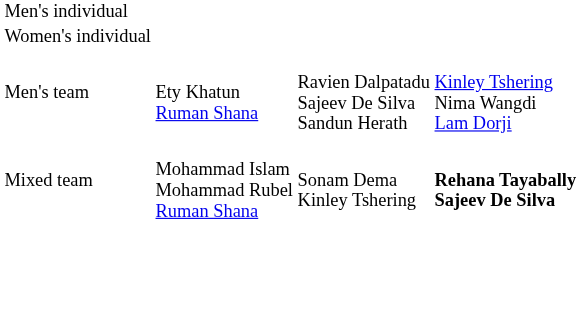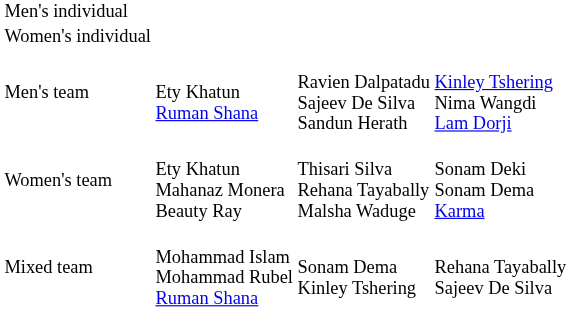+ row: (58, 179)
(505, 190) bold -> (500, 277) normal
